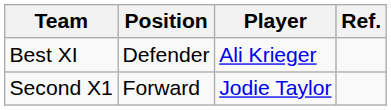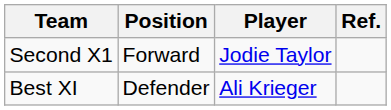rows swapped: (44, 54) <-> (61, 88)
